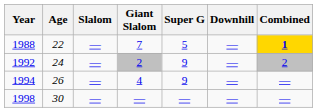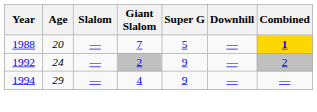(58, 44) 22 -> (58, 44) 20
(58, 80) 26 -> (58, 80) 29
- row: (24, 98)
